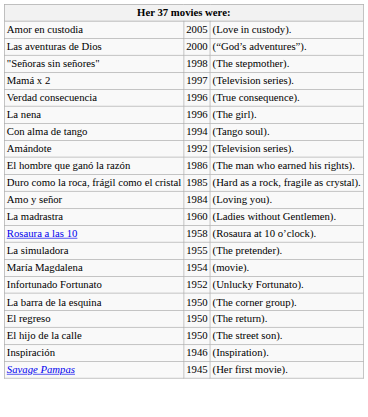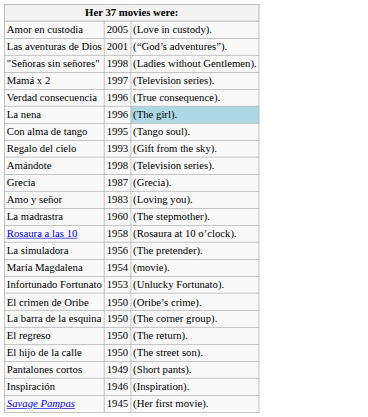(197, 47) 2000 -> (117, 47) 2001
(251, 64) (The stepmother). -> (195, 64) (Ladies without Gentlemen).
(235, 115) no background -> (155, 115) lightblue background
(197, 132) 1994 -> (117, 132) 1995
+ row: (42, 149)
(197, 149) 1992 -> (117, 166) 1998
+ row: (21, 183)
- row: (69, 166)
- row: (94, 183)
(197, 200) 1984 -> (117, 200) 1983
(274, 217) (Ladies without Gentlemen). -> (172, 217) (The stepmother).
(197, 251) 1955 -> (117, 251) 1956
(197, 285) 1952 -> (117, 285) 1953
+ row: (48, 302)
+ row: (44, 370)
